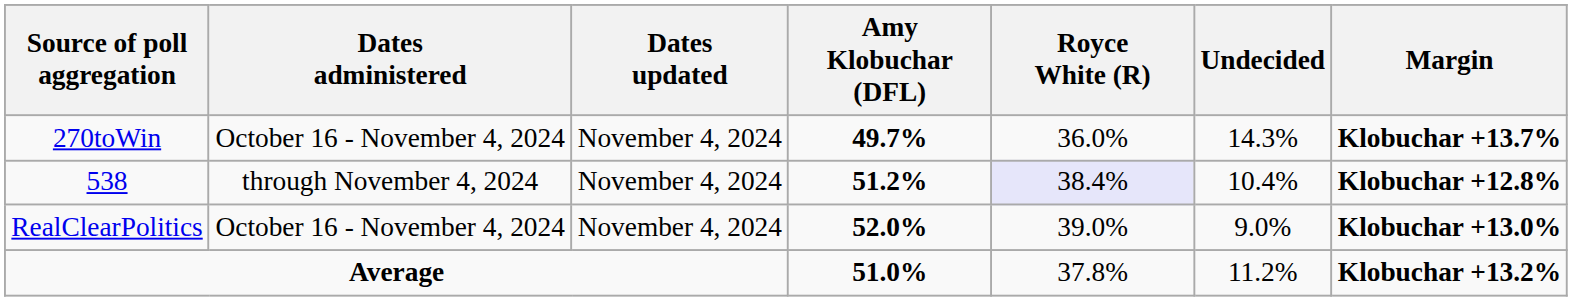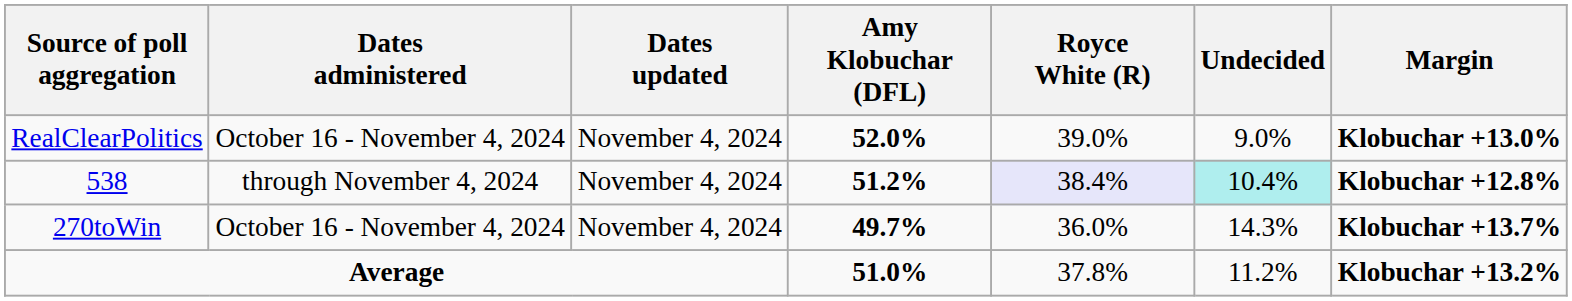rows swapped: (107, 227) <-> (107, 137)
(1263, 182) no background -> (1263, 182) paleturquoise background
